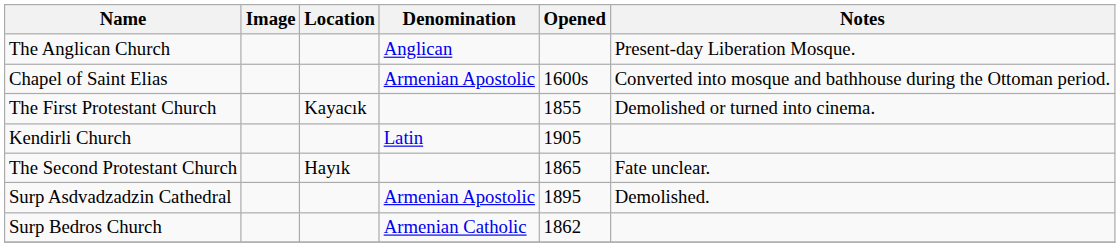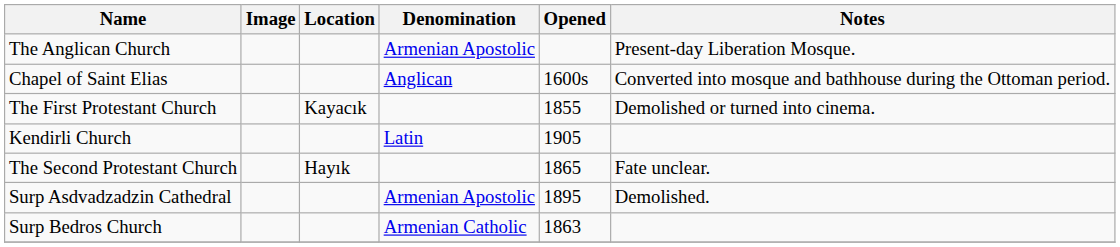(418, 49) Anglican -> (459, 49) Armenian Apostolic
(459, 78) Armenian Apostolic -> (418, 78) Anglican
(562, 227) 1862 -> (562, 227) 1863
